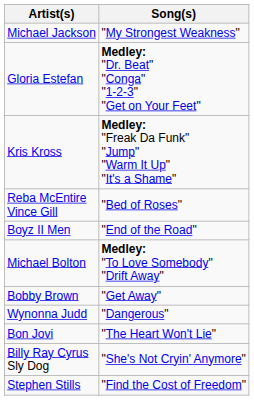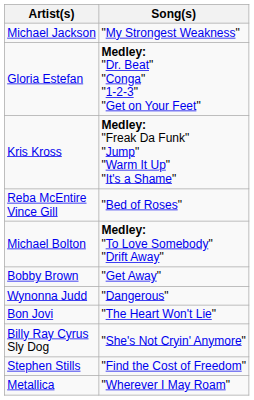- row: (39, 230)
+ row: (31, 385)
